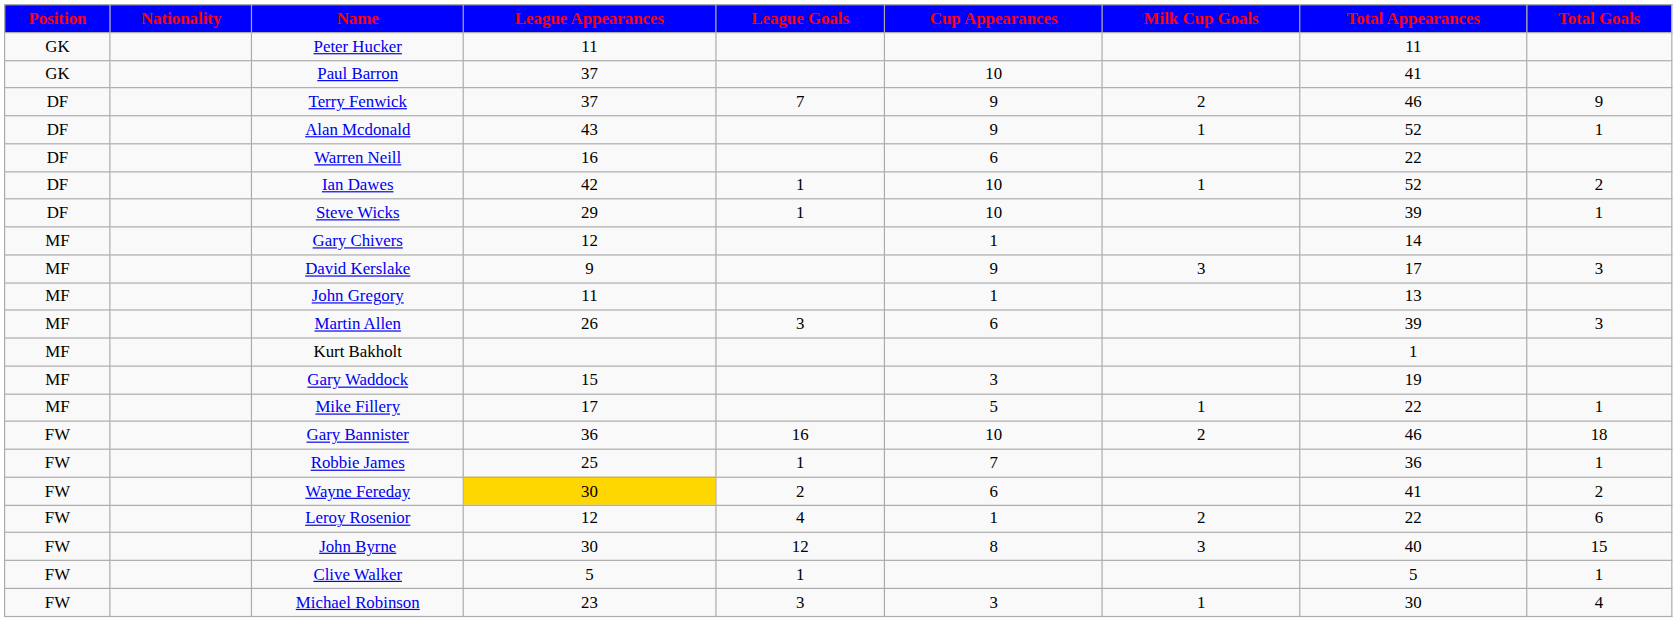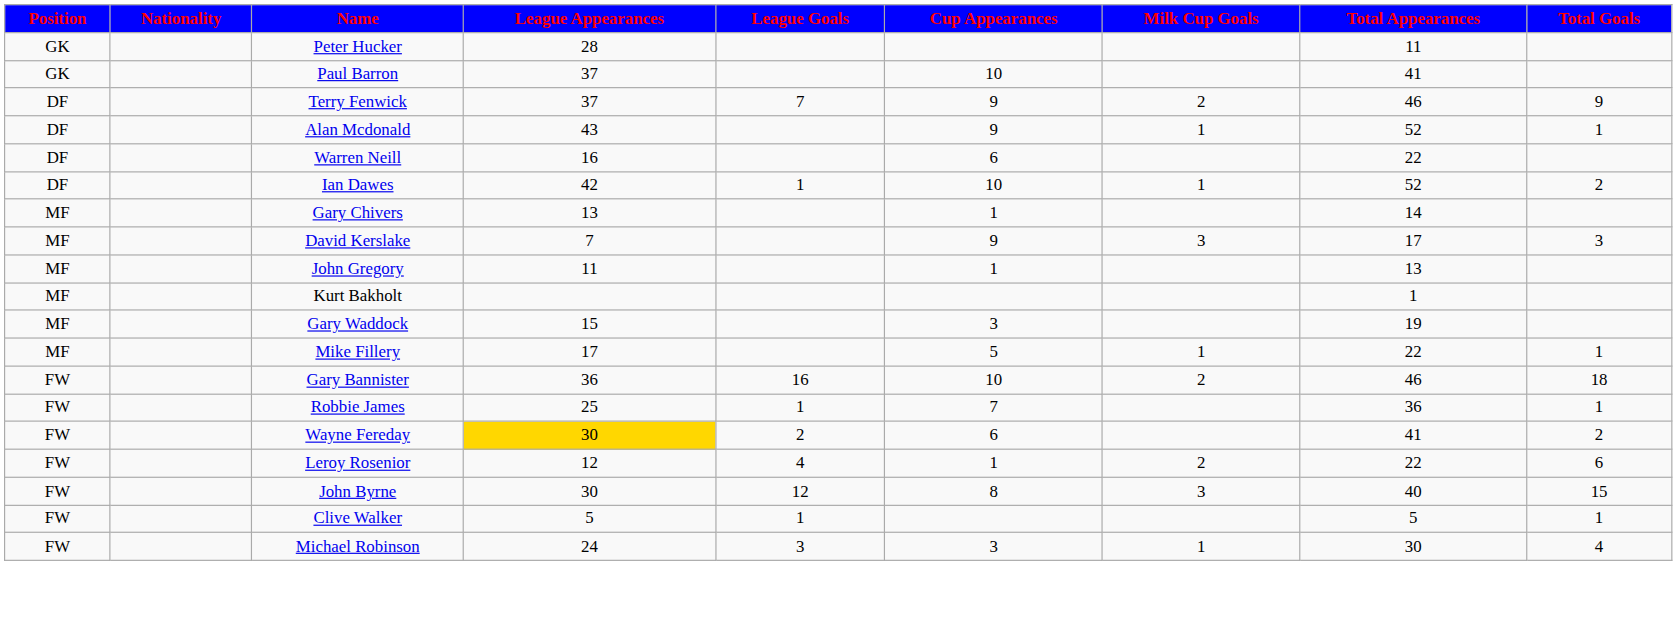(589, 46) 11 -> (589, 46) 28
- row: (358, 213)
(589, 241) 12 -> (589, 213) 13
(589, 268) 9 -> (589, 241) 7
- row: (358, 324)
(589, 602) 23 -> (589, 546) 24
